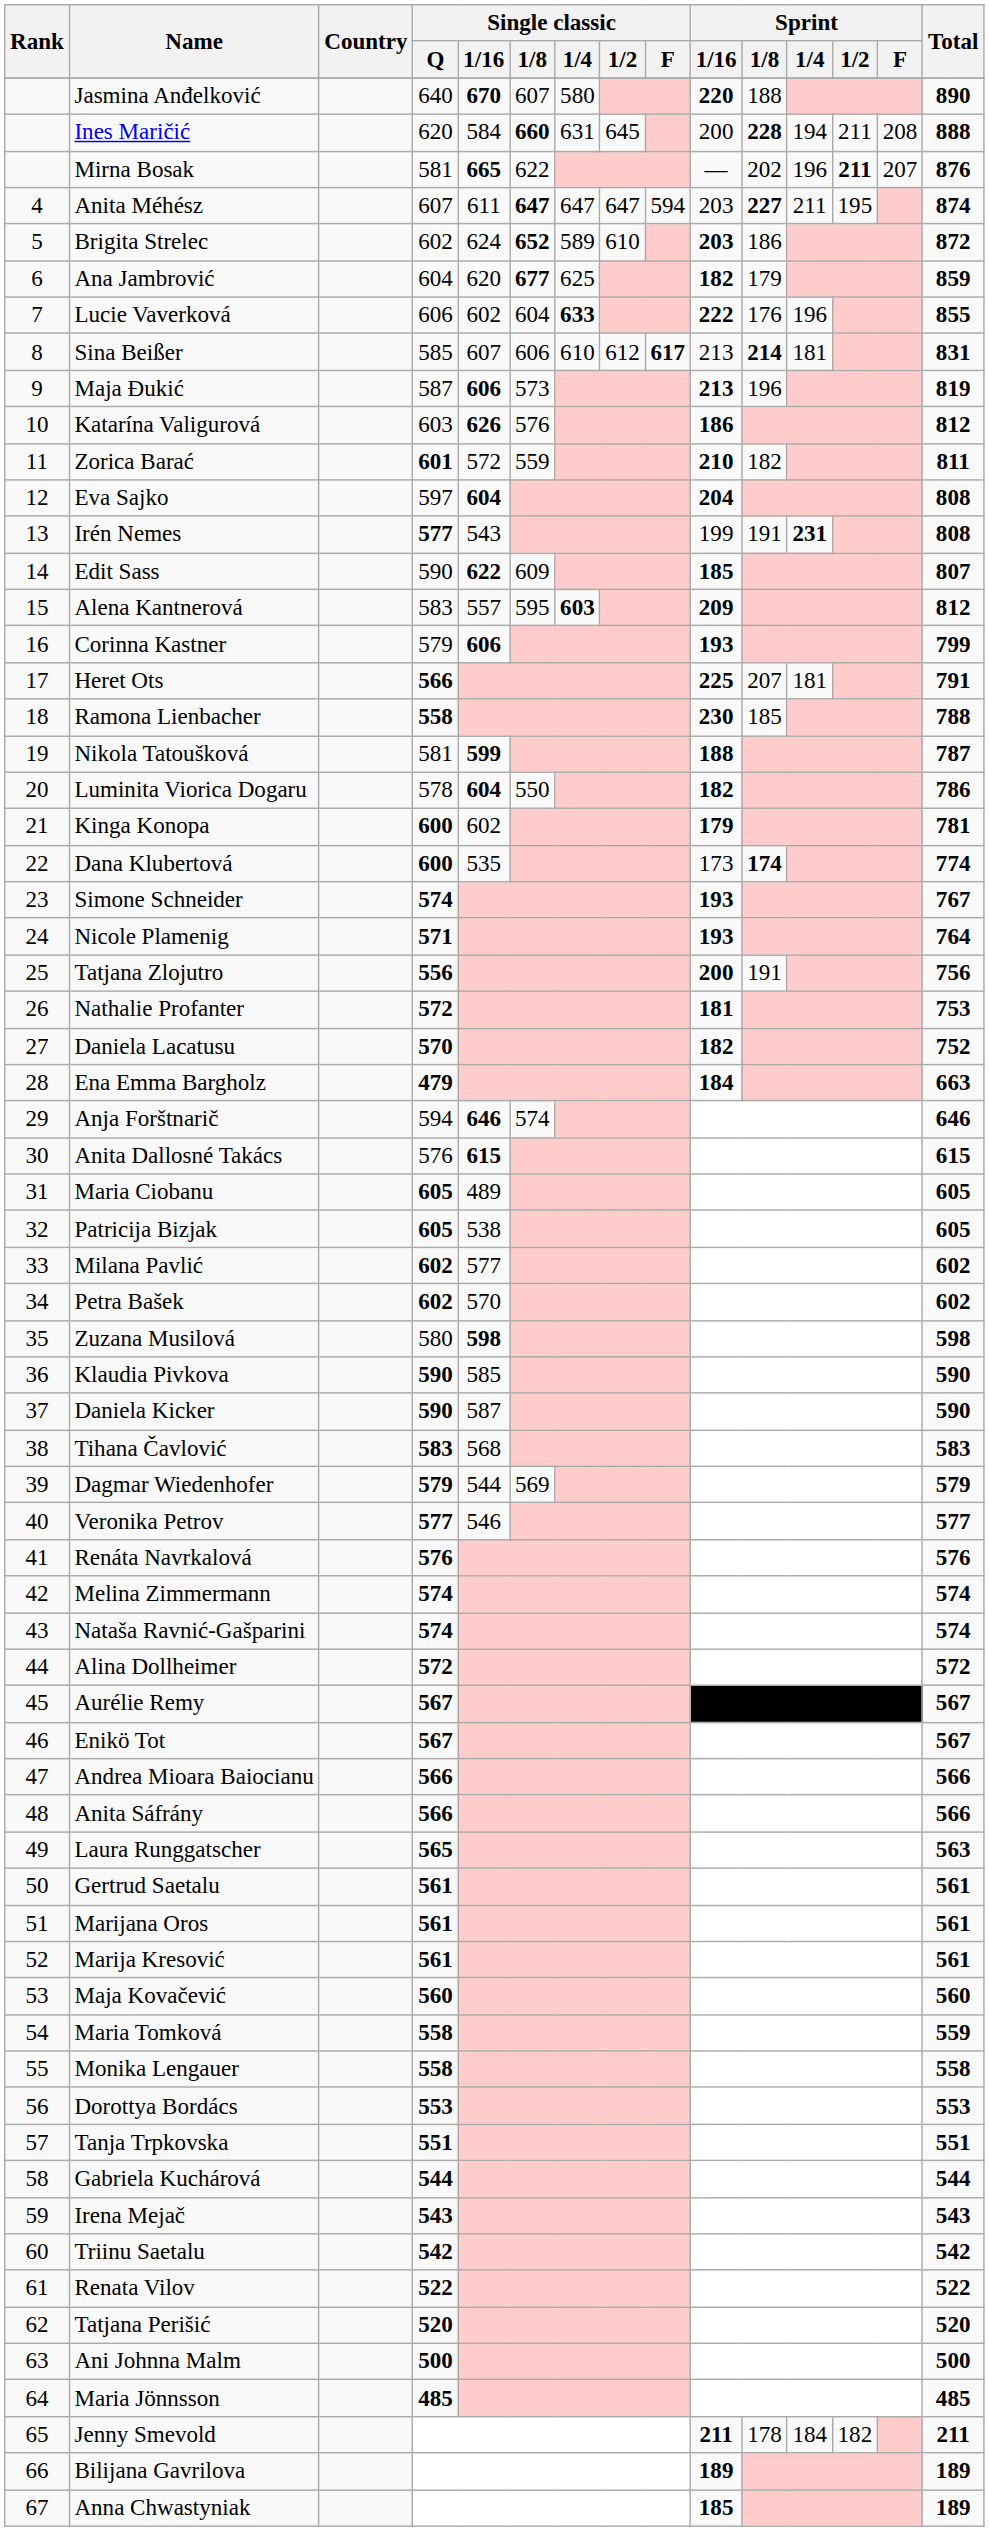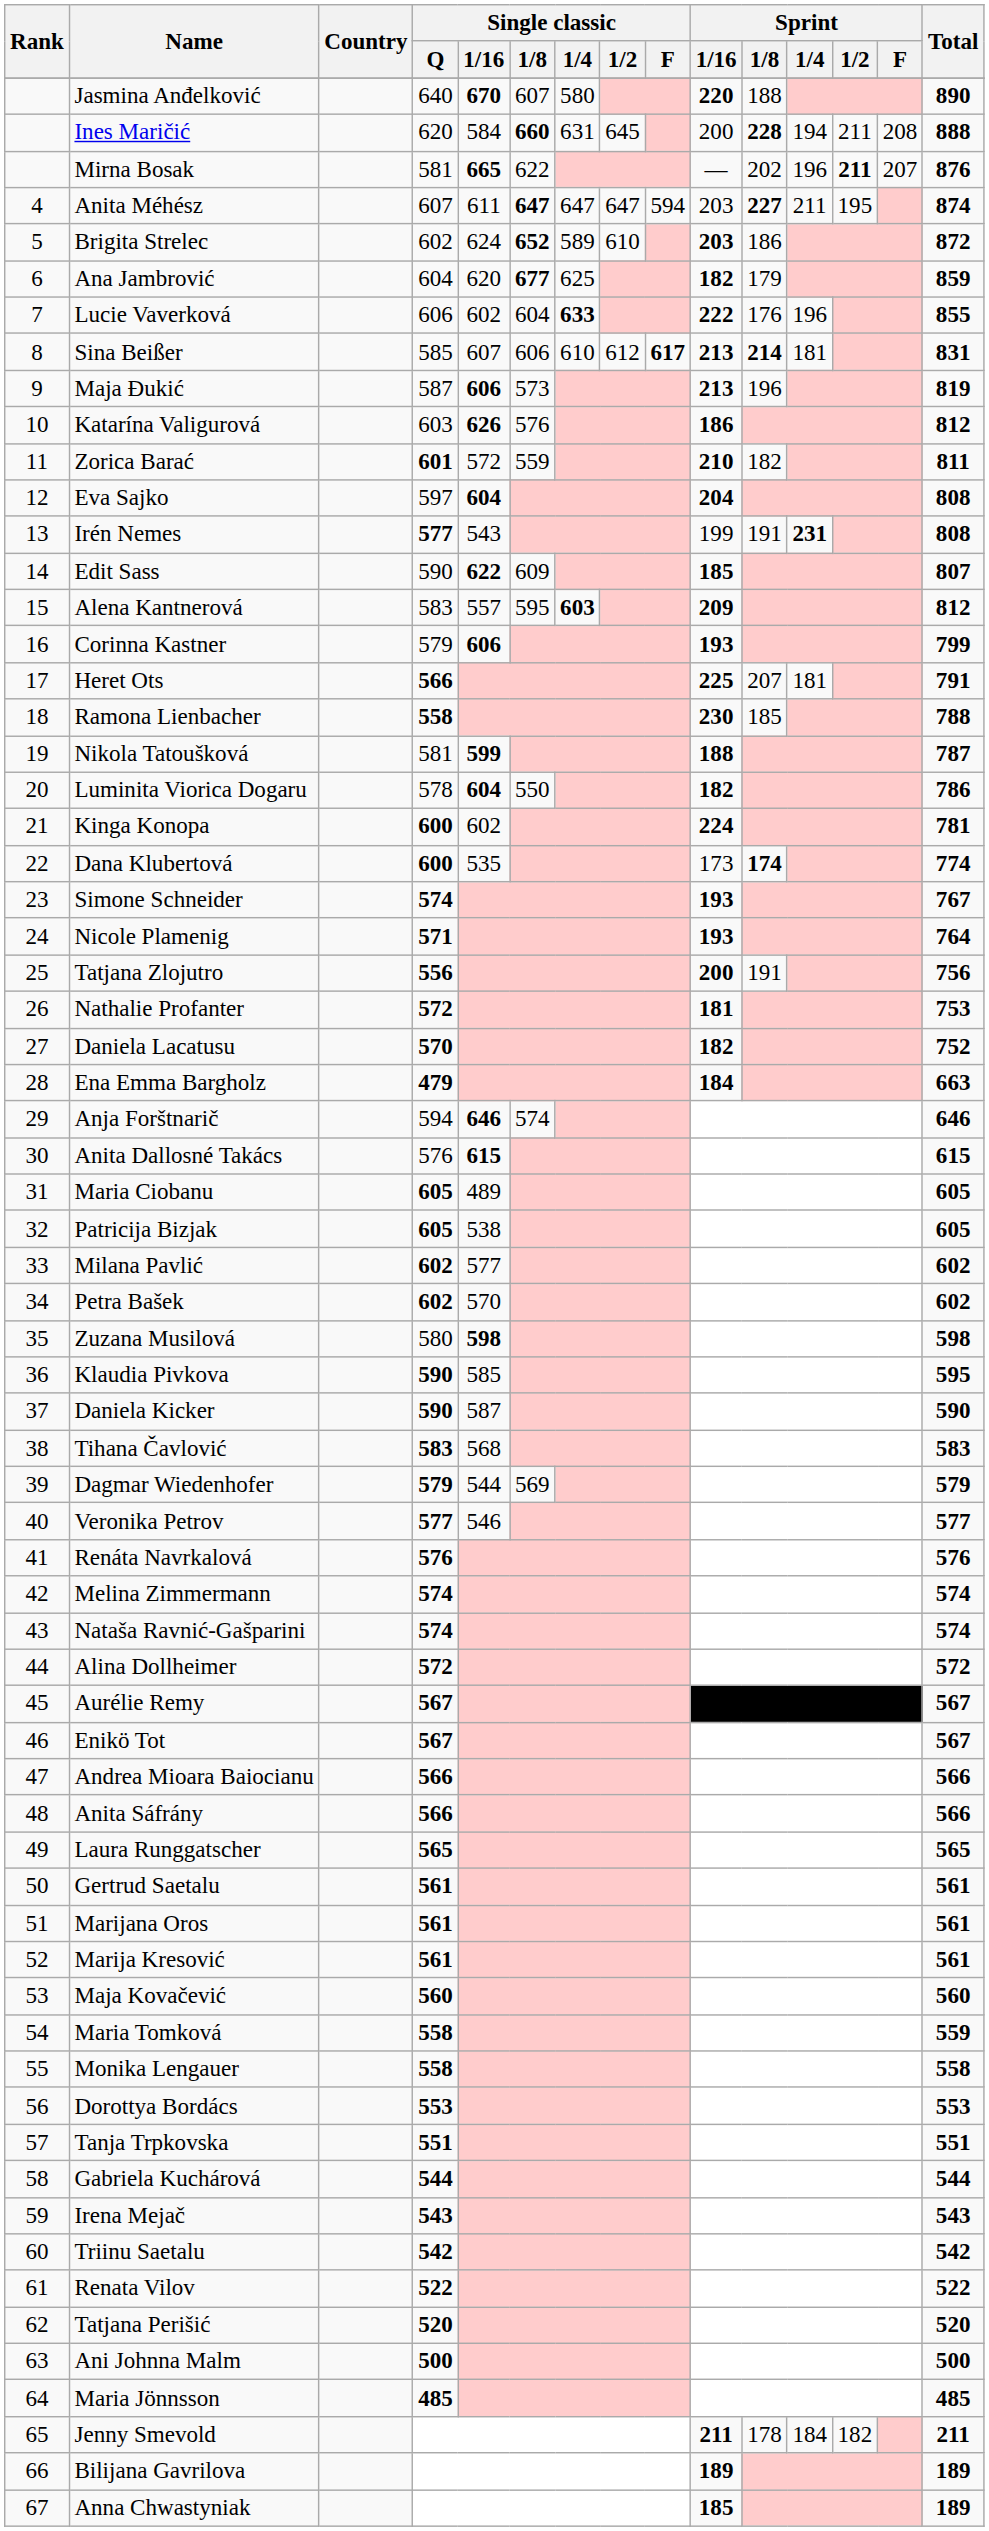(716, 351) normal -> (716, 351) bold
(716, 826) 179 -> (716, 826) 224
(953, 1374) 590 -> (953, 1374) 595
(953, 1849) 563 -> (953, 1849) 565
